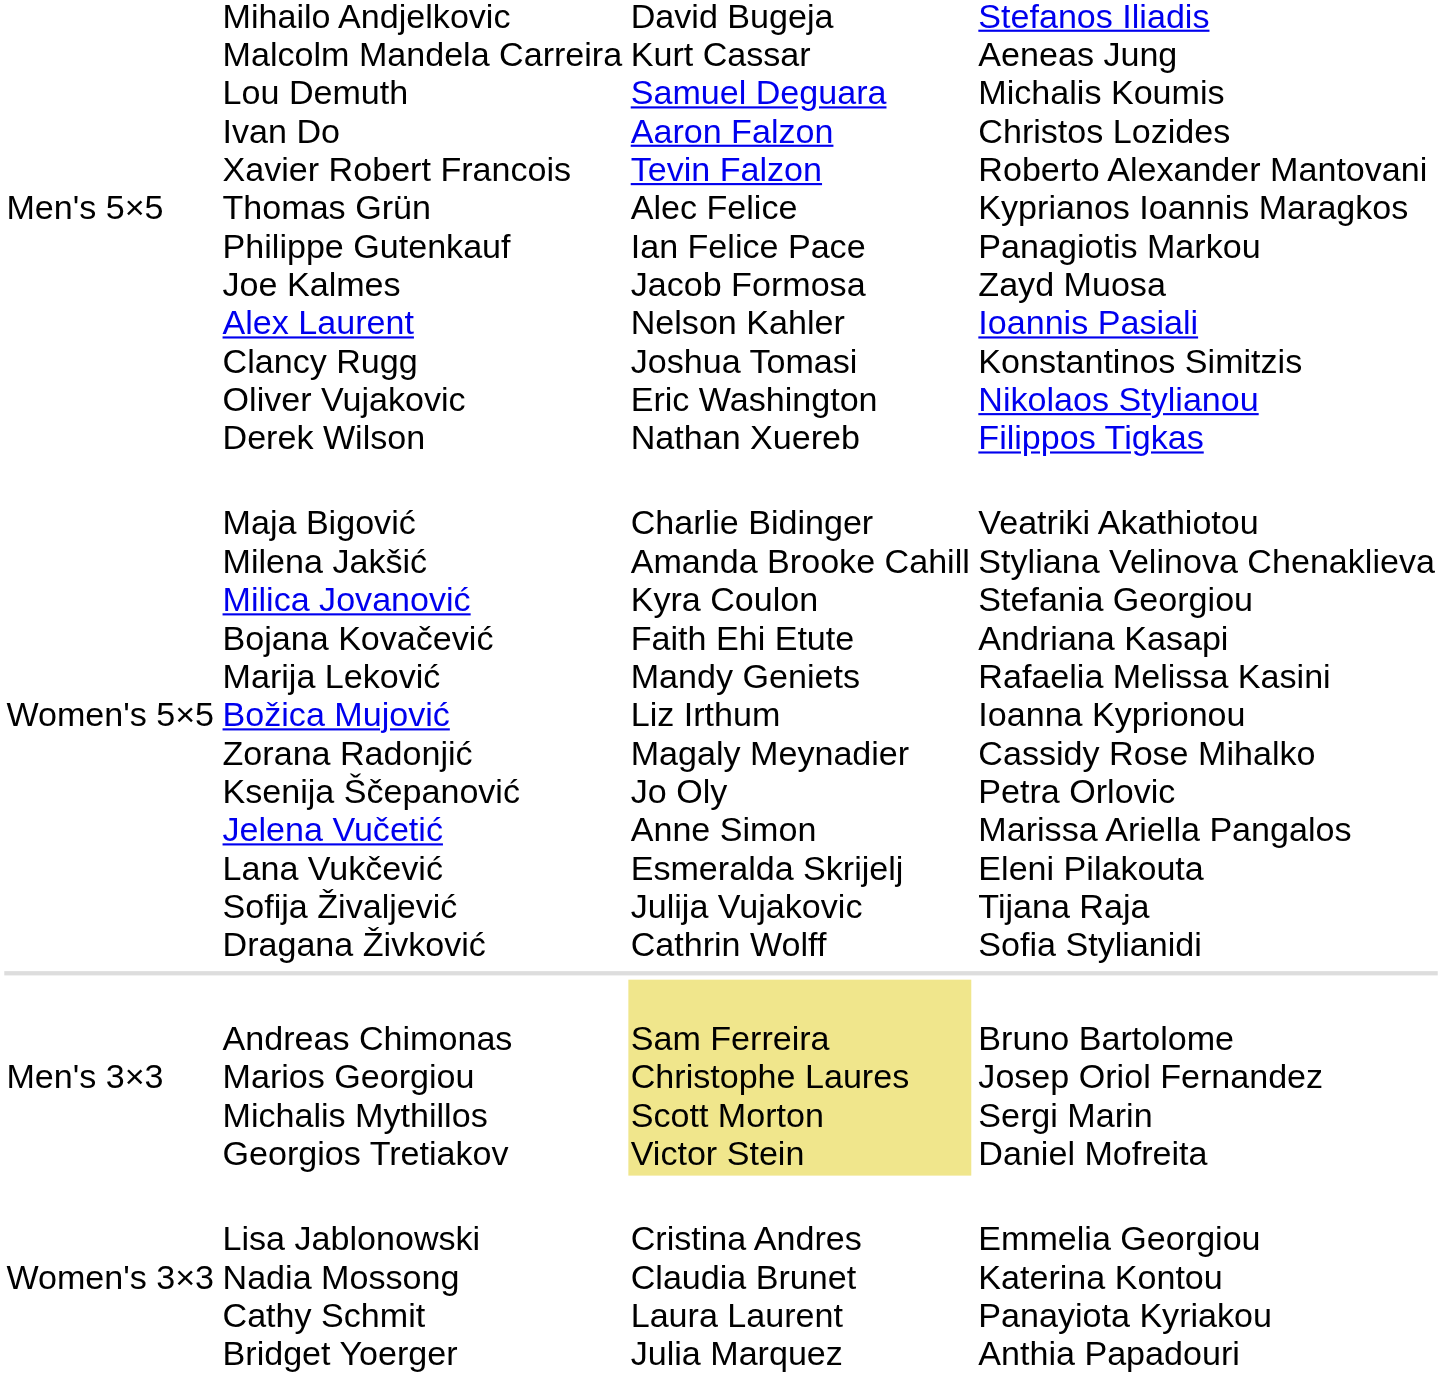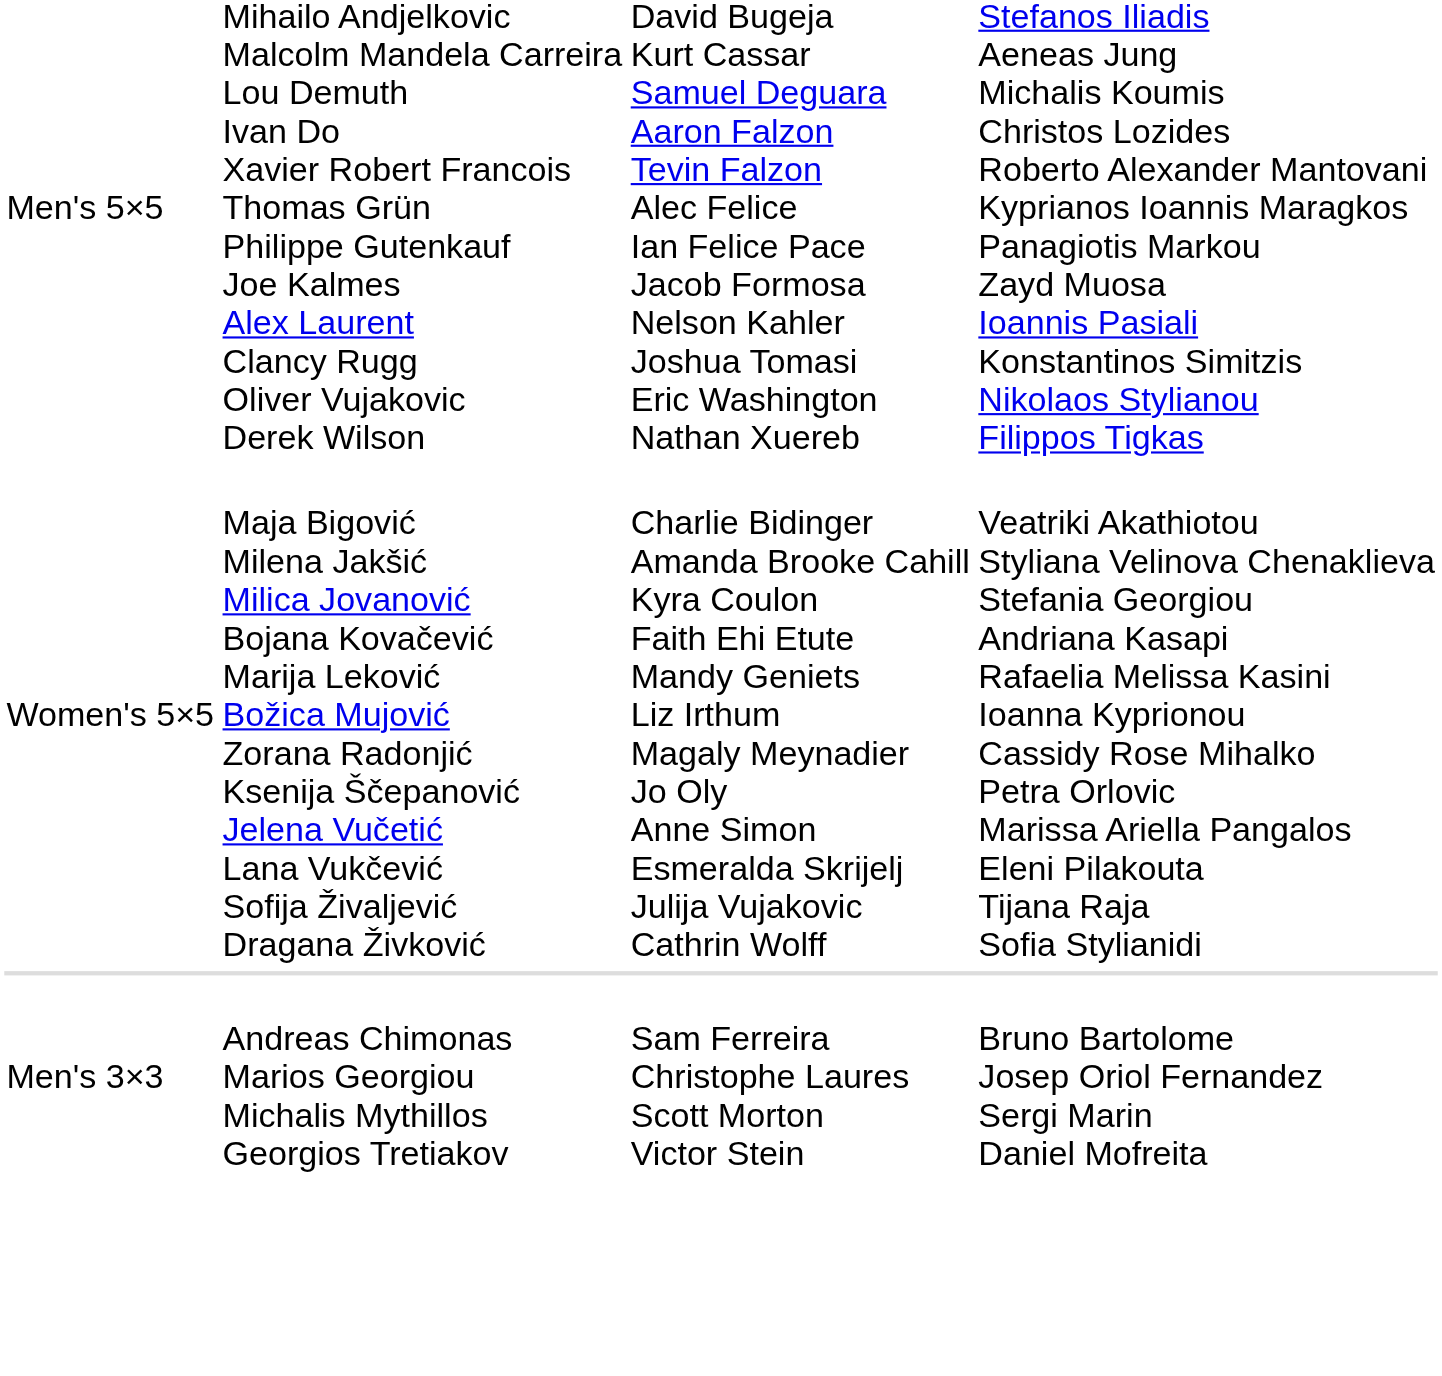(770, 1096) khaki background -> (770, 1096) no background
- row: (110, 1277)
